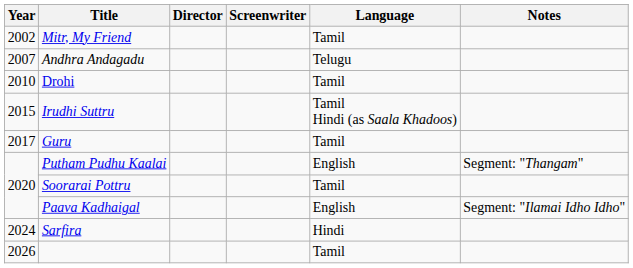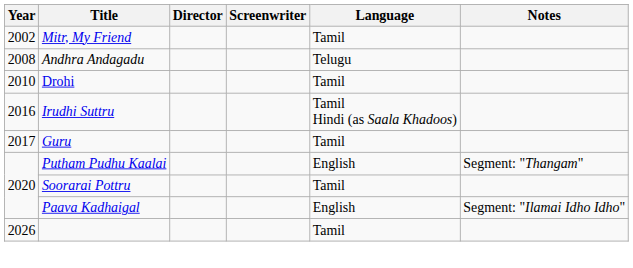(22, 59) 2007 -> (22, 59) 2008
(22, 111) 2015 -> (22, 111) 2016
- row: (62, 229)
